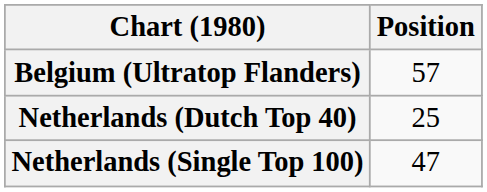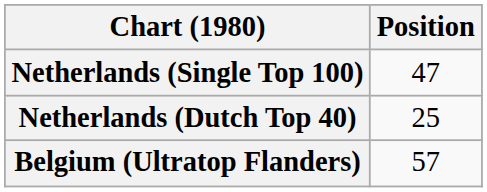rows swapped: (188, 72) <-> (188, 162)
